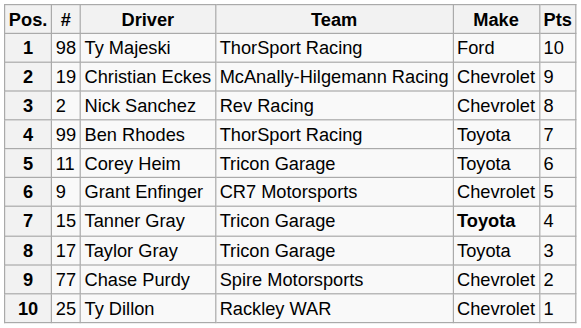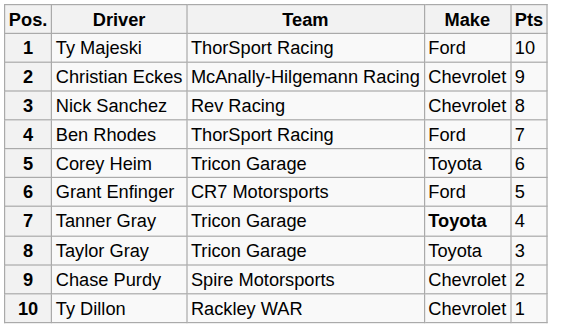- column: (66, 19)
(484, 135) Toyota -> (447, 135) Ford
(496, 192) Chevrolet -> (447, 192) Ford
